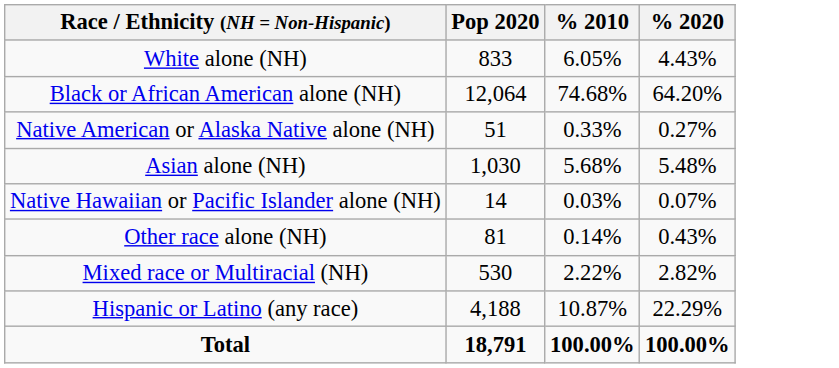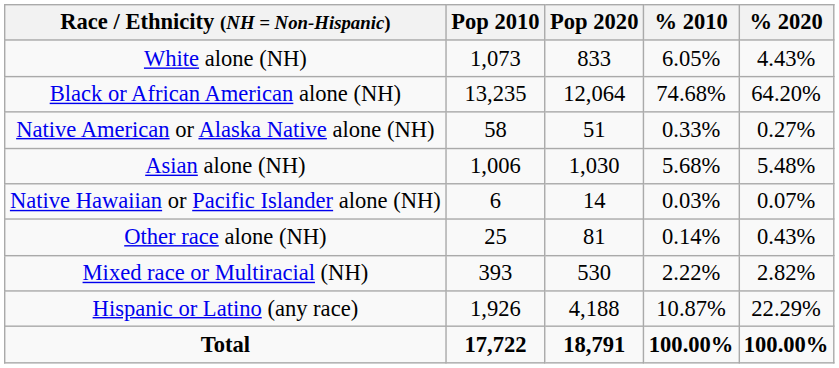+ column: (495, 22)
